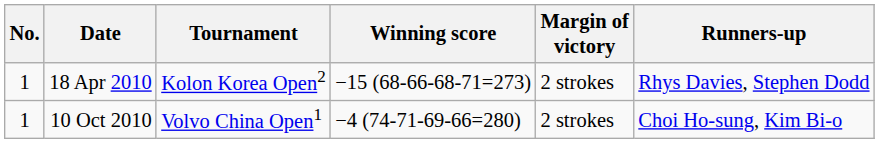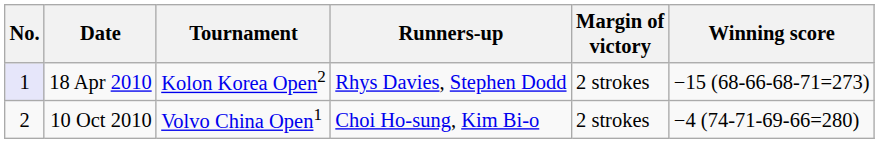columns swapped: (433, 33) <-> (754, 33)
(25, 81) no background -> (25, 81) lavender background
(25, 119) 1 -> (25, 119) 2
